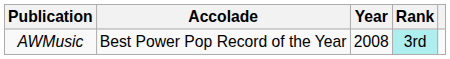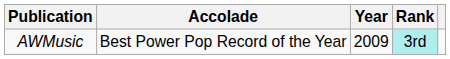(371, 41) 2008 -> (371, 41) 2009
